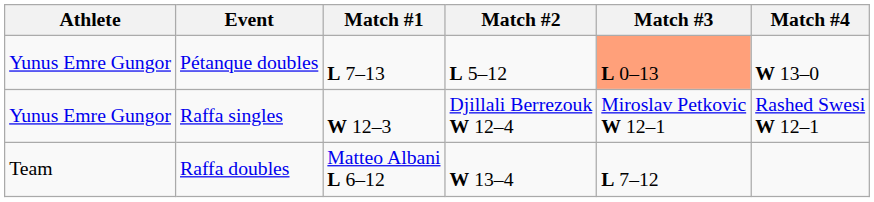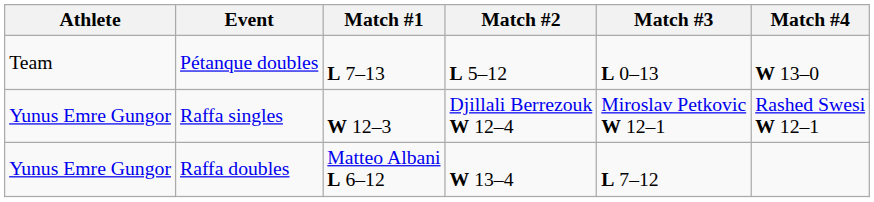(90, 62) Yunus Emre Gungor -> (31, 62) Team
(630, 73) lightsalmon background -> (630, 73) no background
(31, 169) Team -> (90, 169) Yunus Emre Gungor
